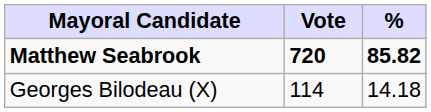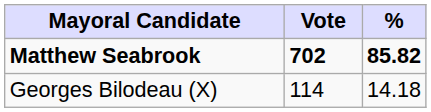(308, 55) 720 -> (308, 55) 702
